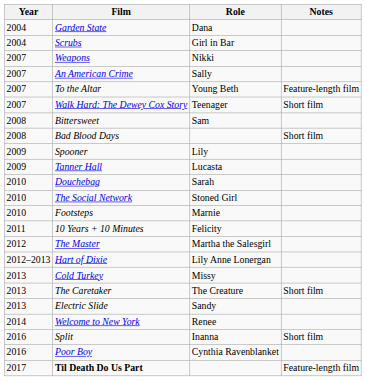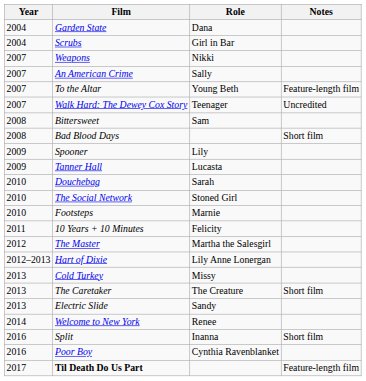(303, 105) Short film -> (305, 105) Uncredited
